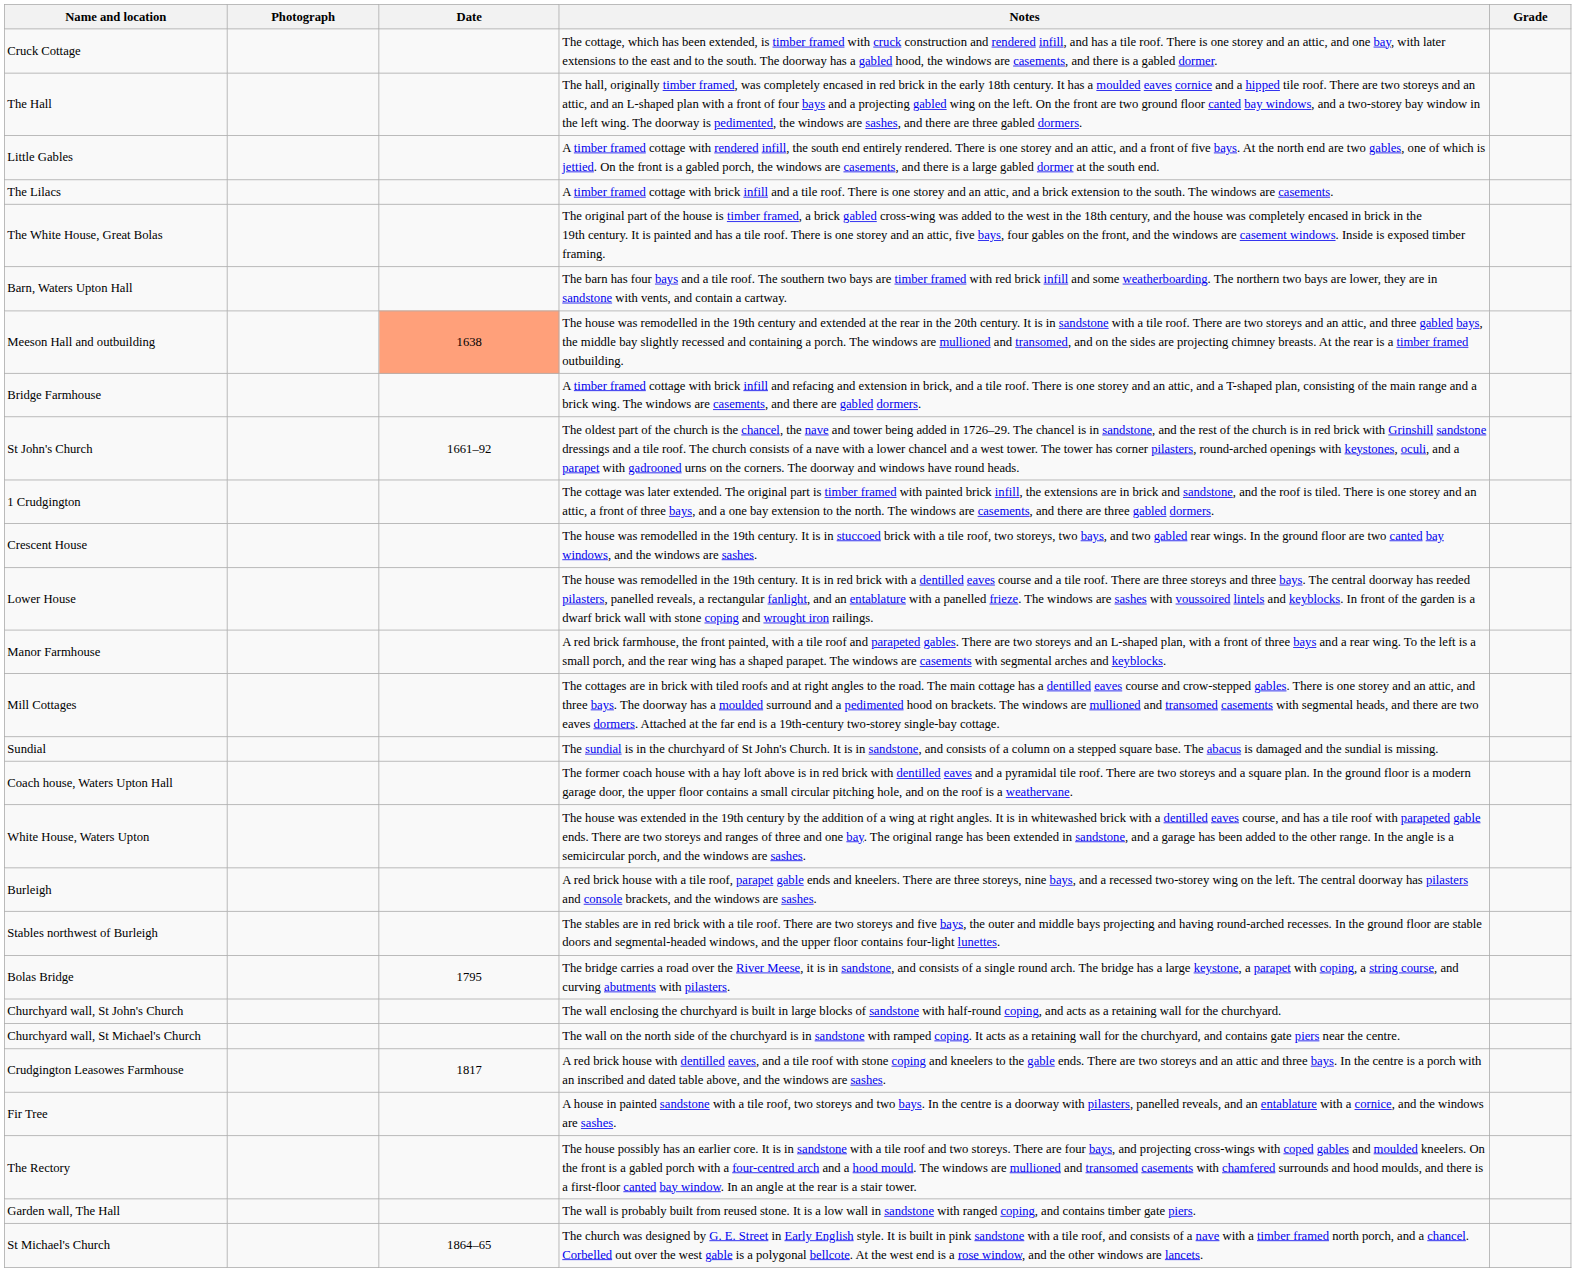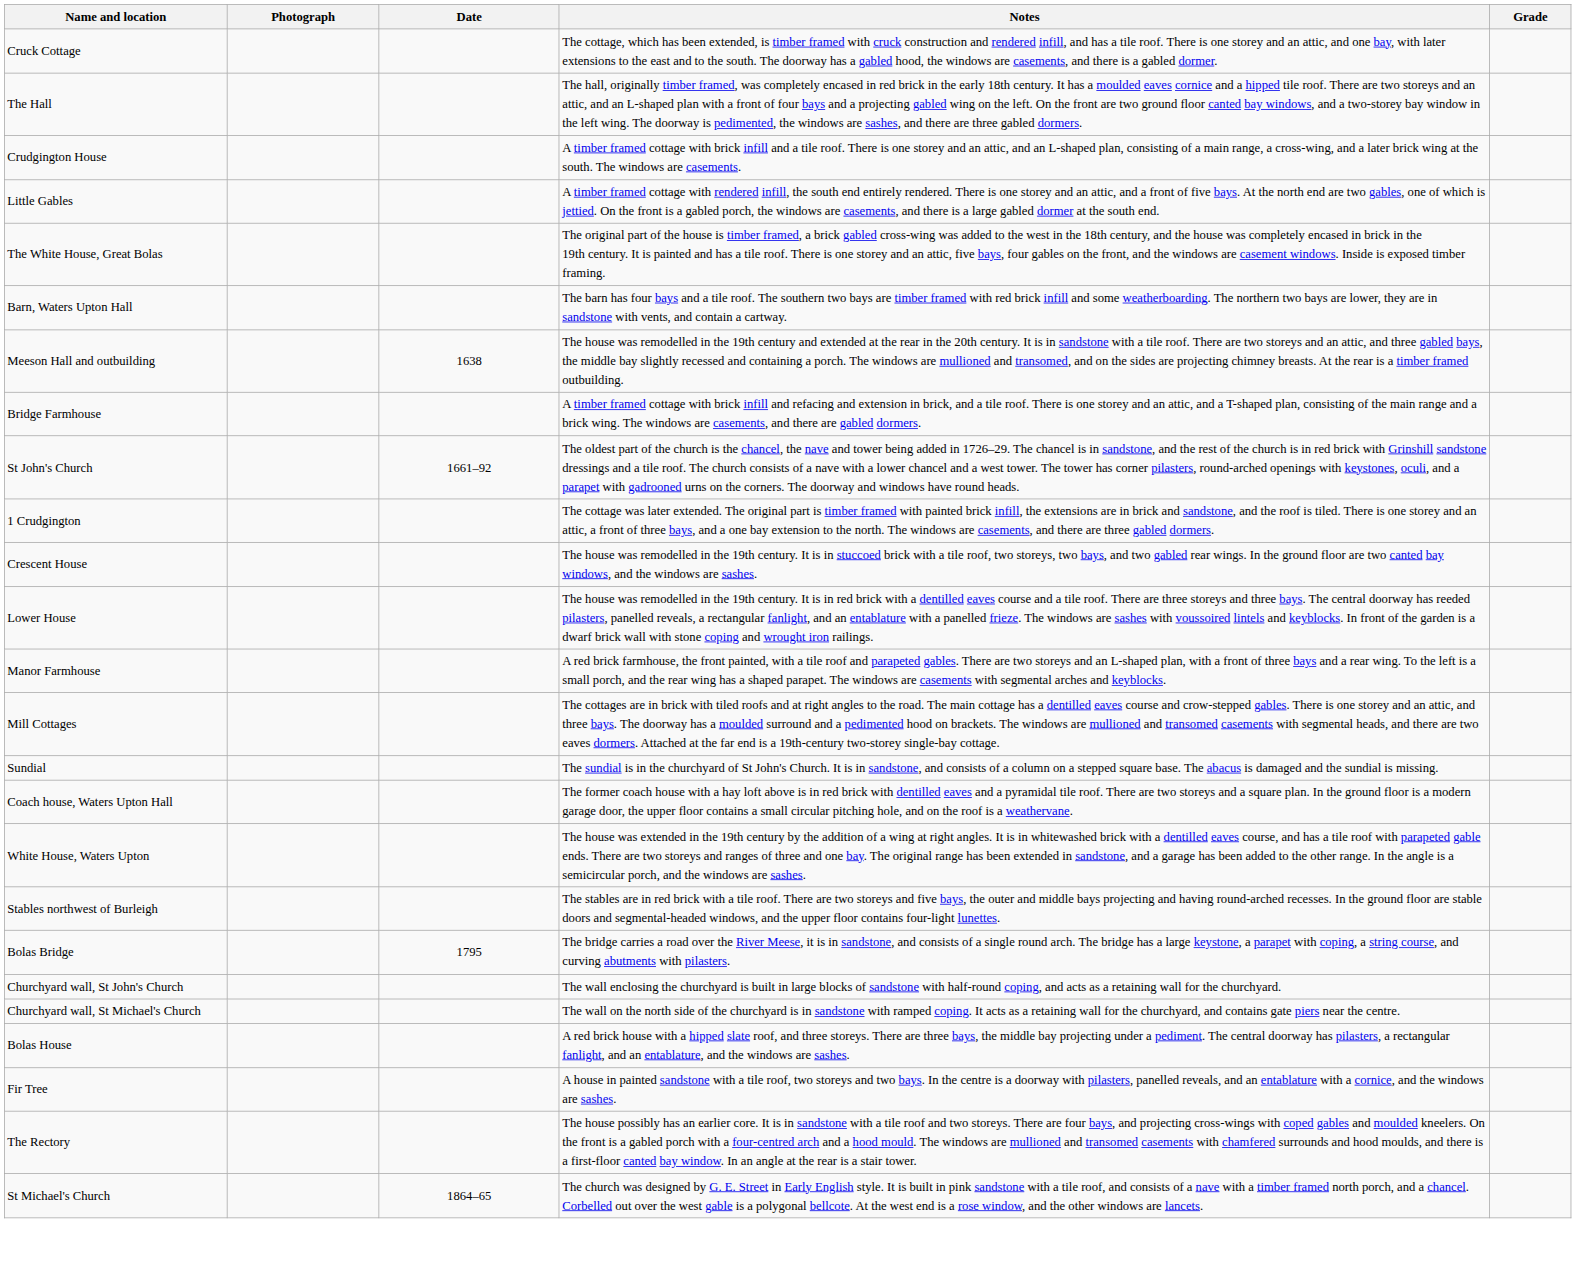+ row: (57, 157)
- row: (34, 191)
(469, 342) lightsalmon background -> (469, 361) no background
- row: (29, 889)
- row: (95, 1070)
+ row: (39, 1045)
- row: (64, 1211)
